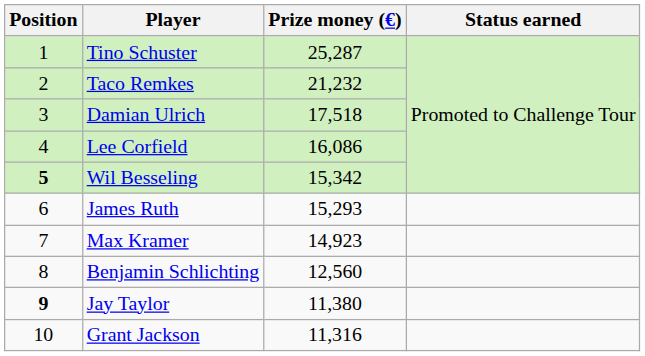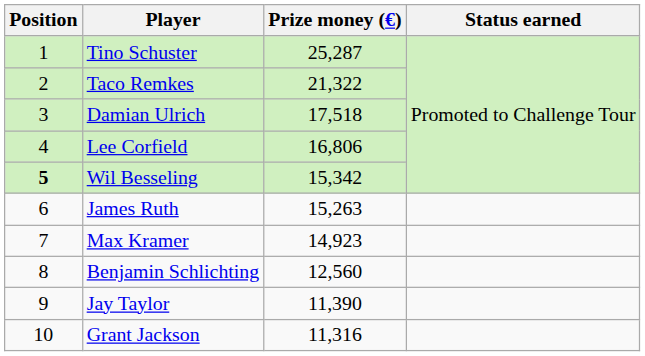(335, 83) 21,232 -> (335, 83) 21,322
(335, 146) 16,086 -> (335, 146) 16,806
(335, 209) 15,293 -> (335, 209) 15,263
(43, 303) bold -> (43, 303) normal
(335, 303) 11,380 -> (335, 303) 11,390
